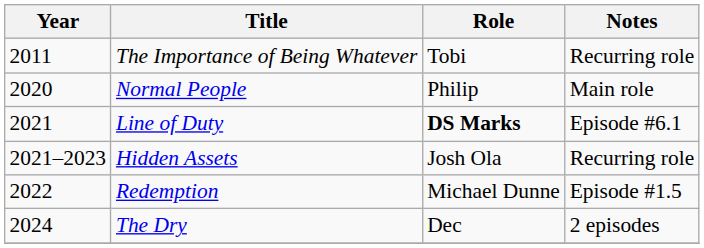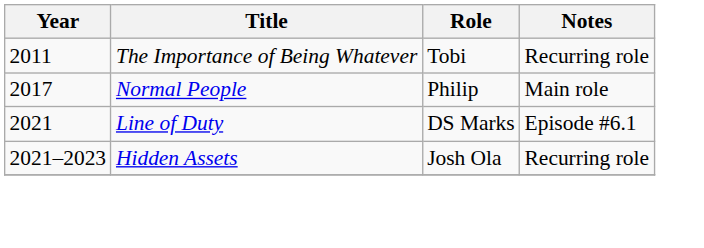(31, 89) 2020 -> (31, 89) 2017
(474, 123) bold -> (471, 123) normal
- row: (167, 191)
- row: (151, 225)
